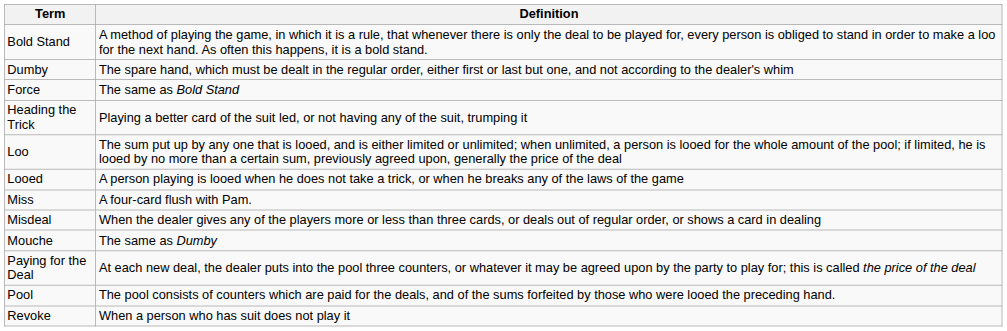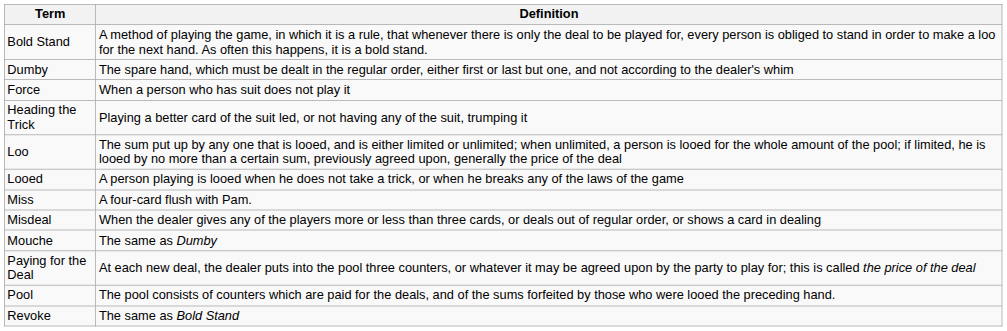(169, 89) The same as Bold Stand -> (225, 89) When a person who has suit does not play it
(225, 315) When a person who has suit does not play it -> (169, 315) The same as Bold Stand
